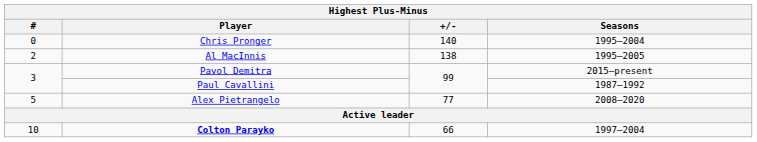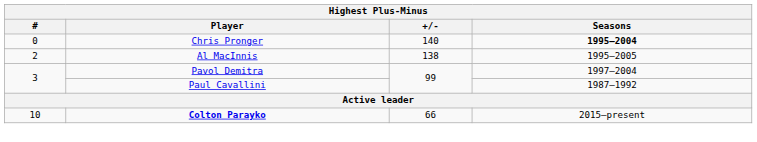(620, 42) normal -> (612, 42) bold
(620, 71) 2015–present -> (612, 71) 1997–2004
- row: (236, 101)
(620, 130) 1997–2004 -> (612, 115) 2015–present
